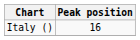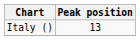(95, 28) 16 -> (95, 28) 13
